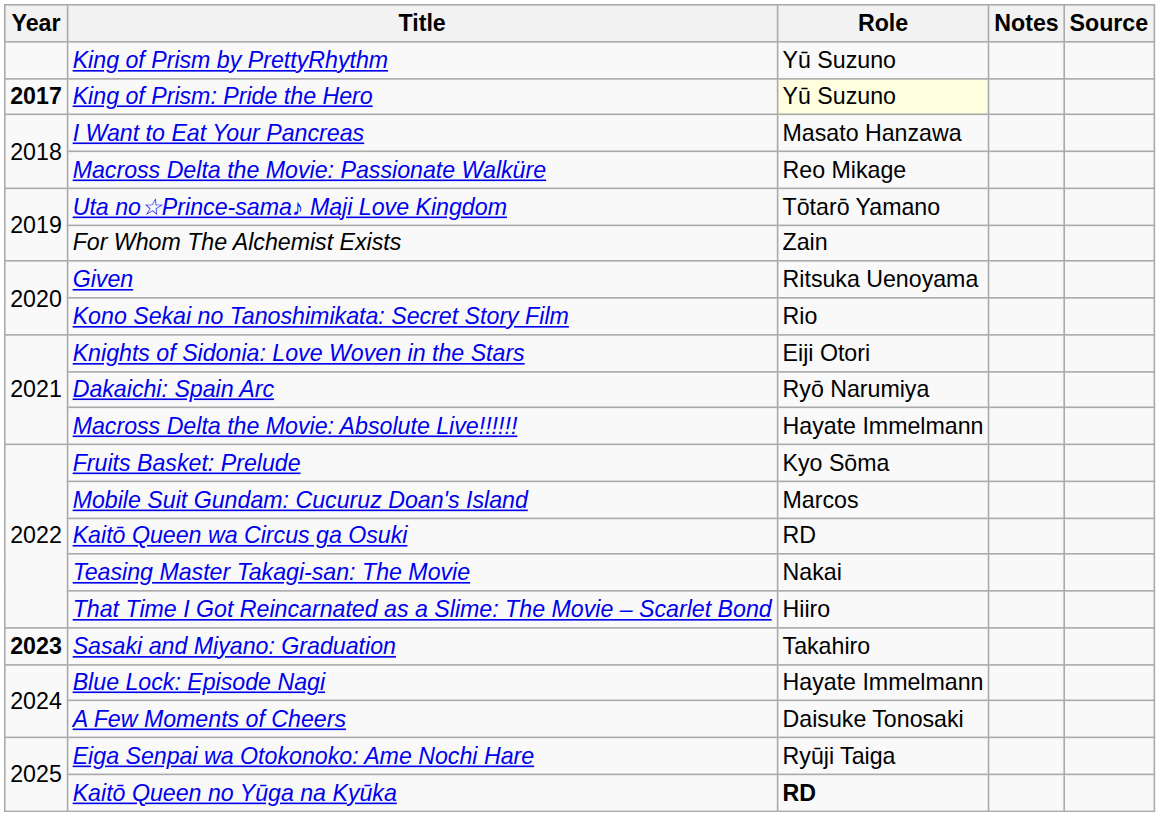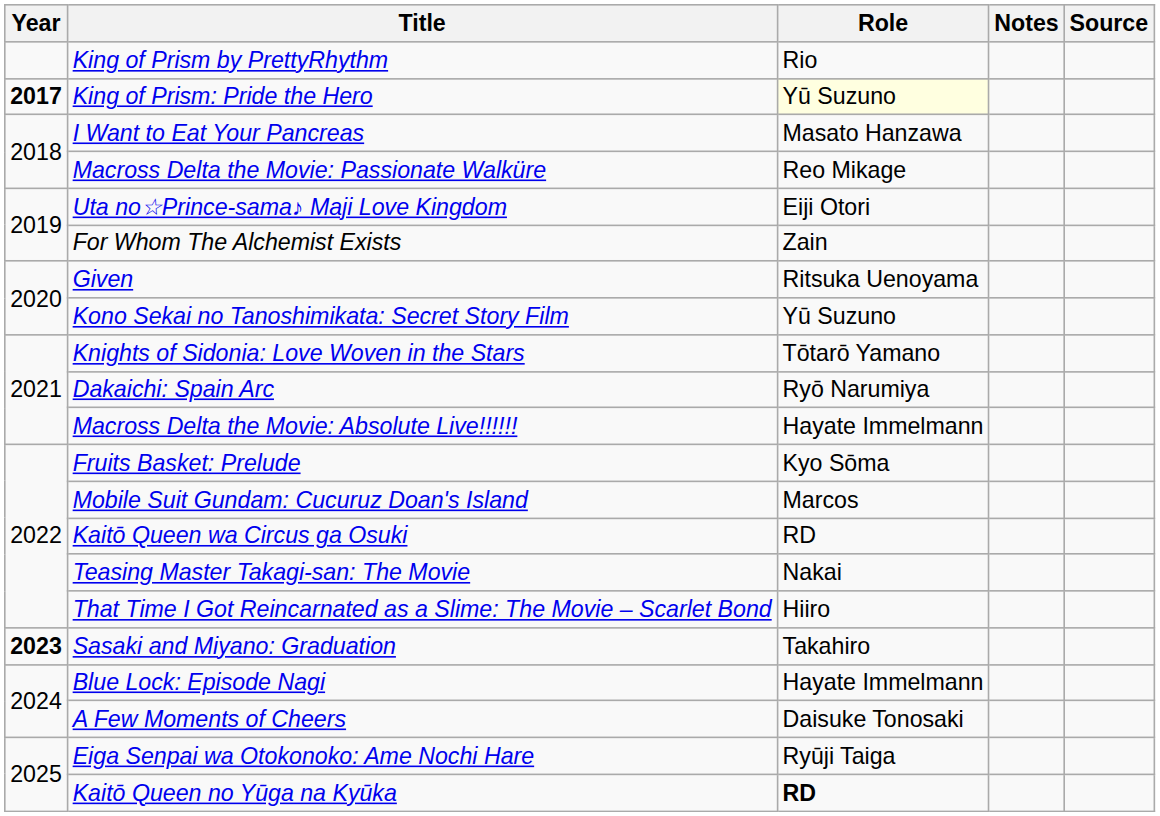(839, 60) Yū Suzuno -> (800, 60) Rio
(861, 207) Tōtarō Yamano -> (826, 207) Eiji Otori
(800, 317) Rio -> (839, 317) Yū Suzuno
(826, 353) Eiji Otori -> (861, 353) Tōtarō Yamano
